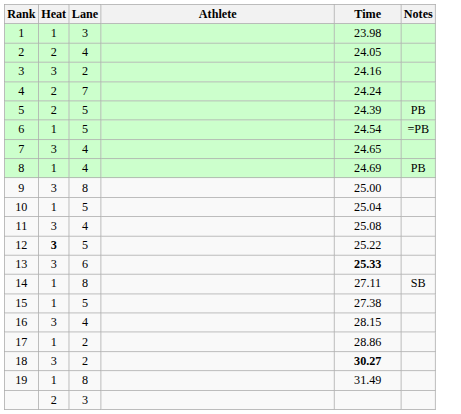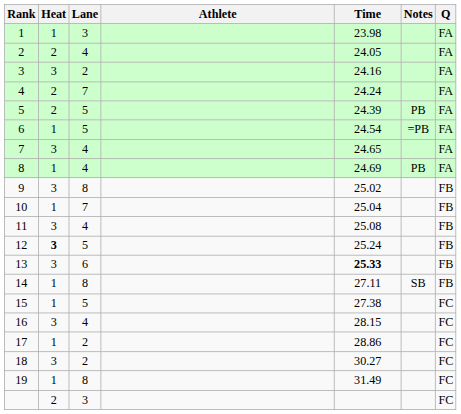+ column: (446, 14)
(368, 187) 25.00 -> (368, 187) 25.02
(85, 206) 5 -> (85, 206) 7
(368, 245) 25.22 -> (368, 245) 25.24
(368, 361) bold -> (368, 361) normal
